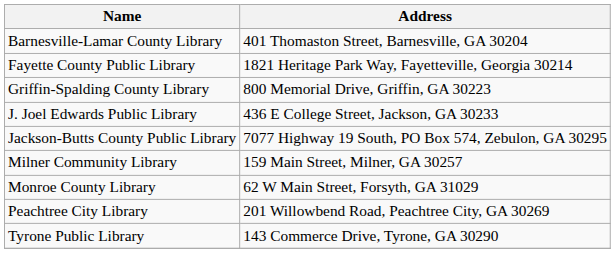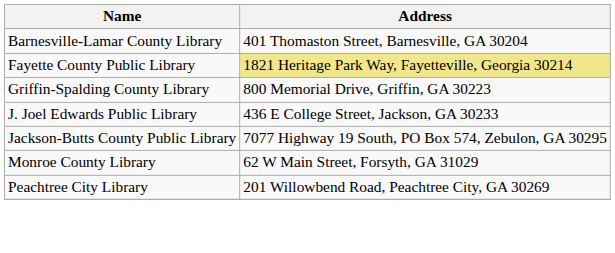(408, 65) no background -> (408, 65) khaki background
- row: (92, 162)
- row: (76, 235)
